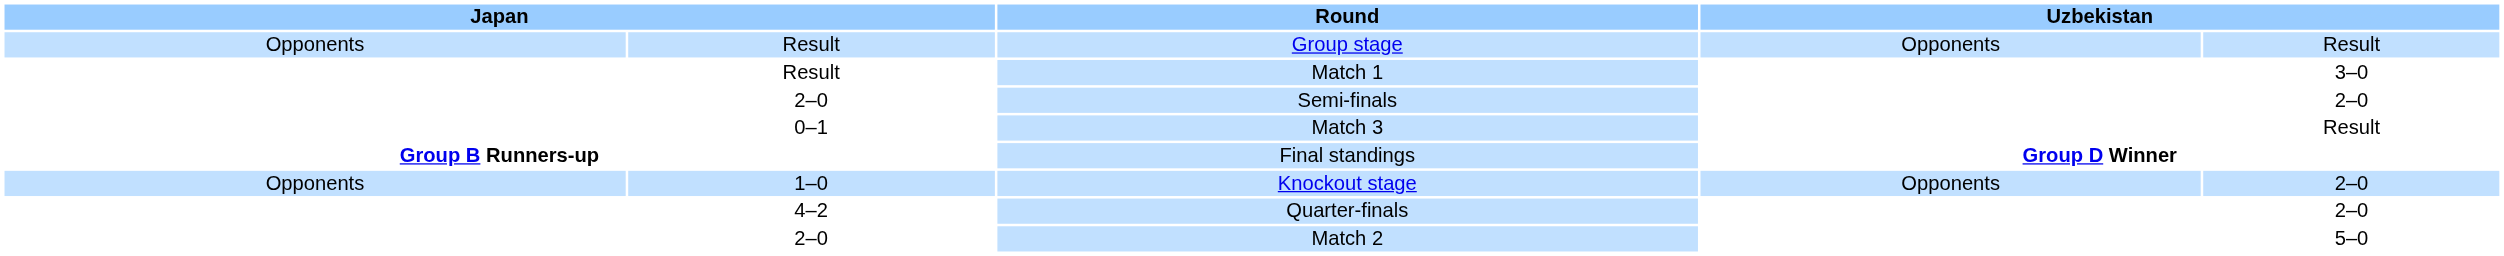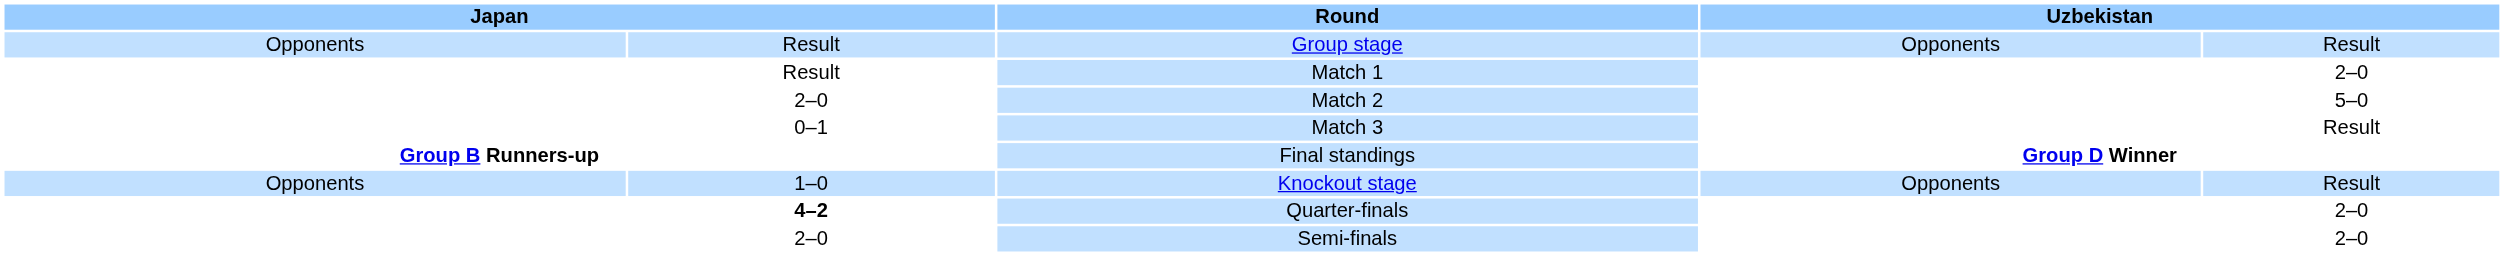(2352, 72) 3–0 -> (2352, 72) 2–0
rows swapped: (1347, 238) <-> (1347, 100)
(2352, 183) 2–0 -> (2352, 183) Result
(811, 211) normal -> (811, 211) bold
